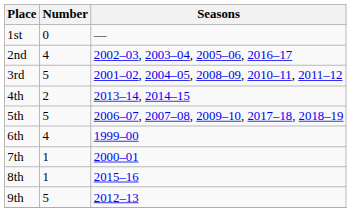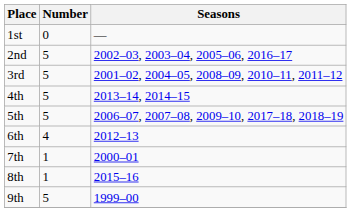(46, 55) 4 -> (46, 55) 5
(46, 95) 2 -> (46, 95) 5
(116, 136) 1999–00 -> (116, 136) 2012–13
(116, 197) 2012–13 -> (116, 197) 1999–00
